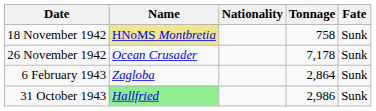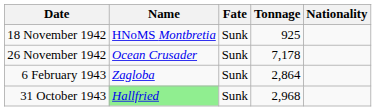columns swapped: (252, 14) <-> (354, 14)
(164, 34) khaki background -> (164, 34) no background
(326, 34) 758 -> (291, 34) 925
(321, 95) 2,986 -> (286, 95) 2,968
